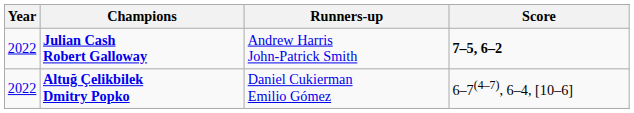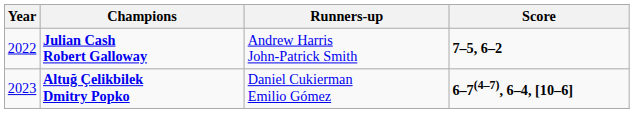(22, 88) 2022 -> (22, 88) 2023
(513, 88) normal -> (513, 88) bold
